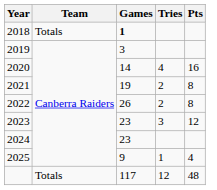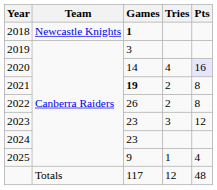(49, 31) Totals -> (78, 31) Newcastle Knights
(193, 67) no background -> (200, 67) lavender background
(125, 85) normal -> (132, 85) bold
